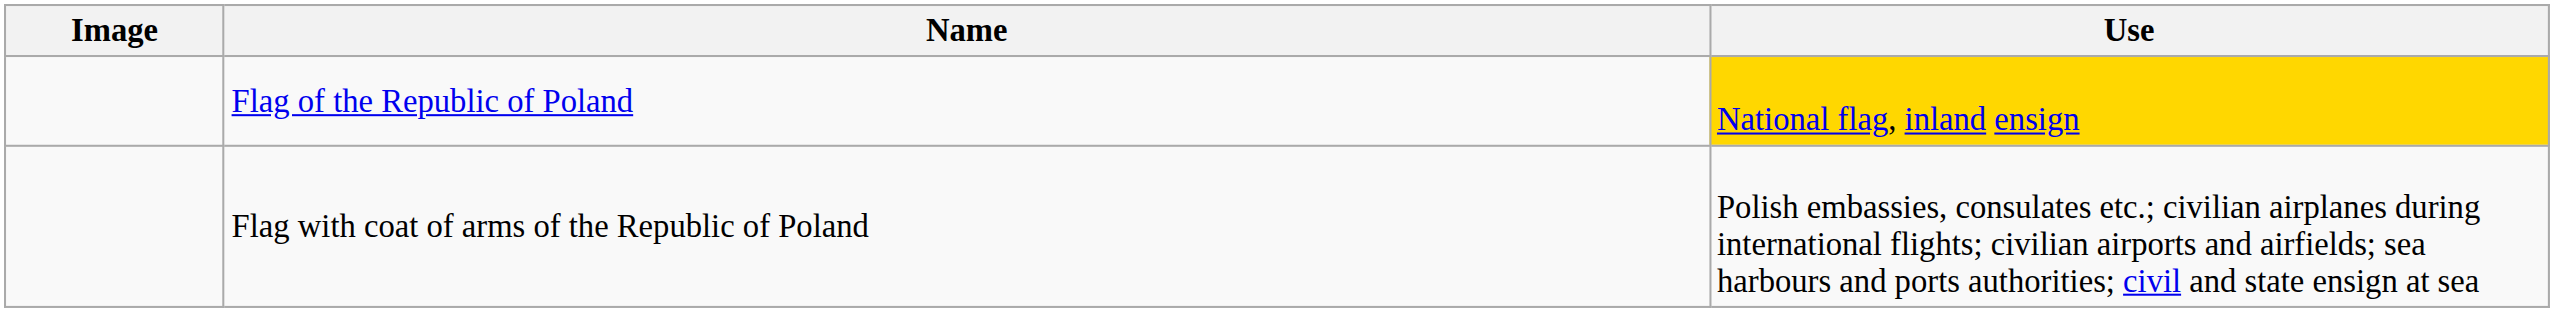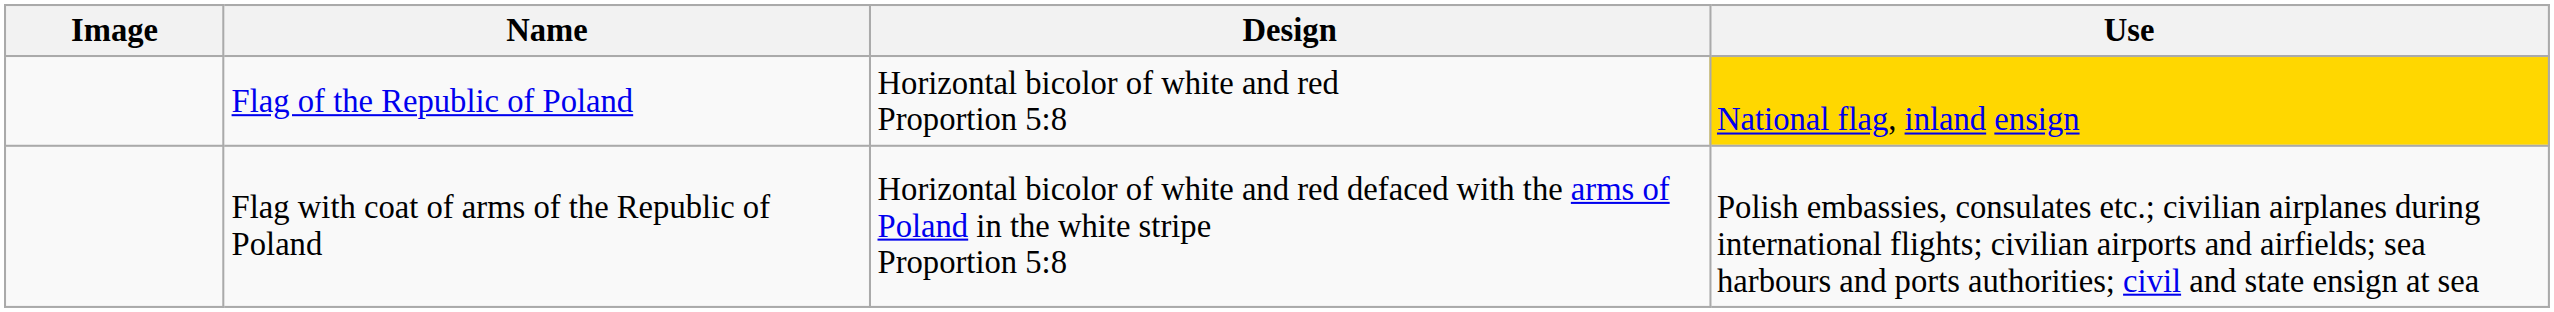+ column: (1290, 30)
